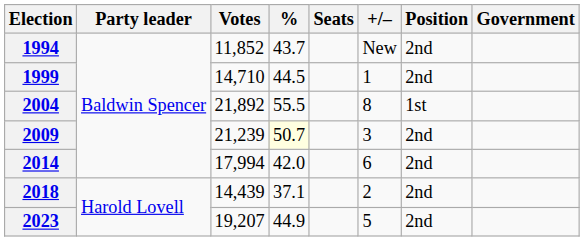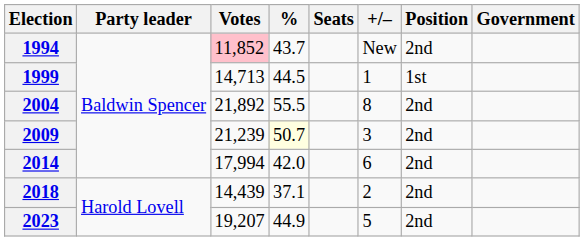(239, 47) no background -> (239, 47) pink background
(240, 76) 14,710 -> (240, 76) 14,713
(419, 76) 2nd -> (416, 76) 1st
(416, 105) 1st -> (419, 105) 2nd
